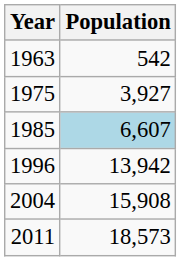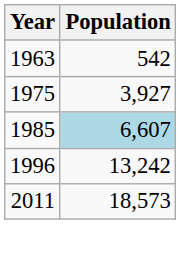(140, 165) 13,942 -> (140, 165) 13,242
- row: (32, 201)
